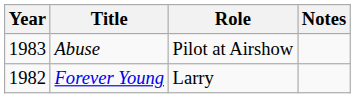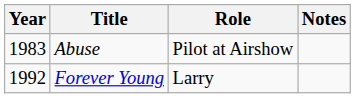(27, 78) 1982 -> (27, 78) 1992
